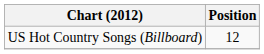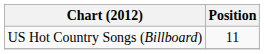(232, 37) 12 -> (232, 37) 11
